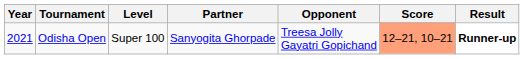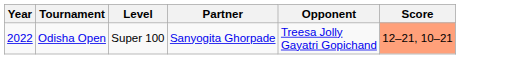- column: (487, 14)
(20, 38) 2021 -> (20, 38) 2022
